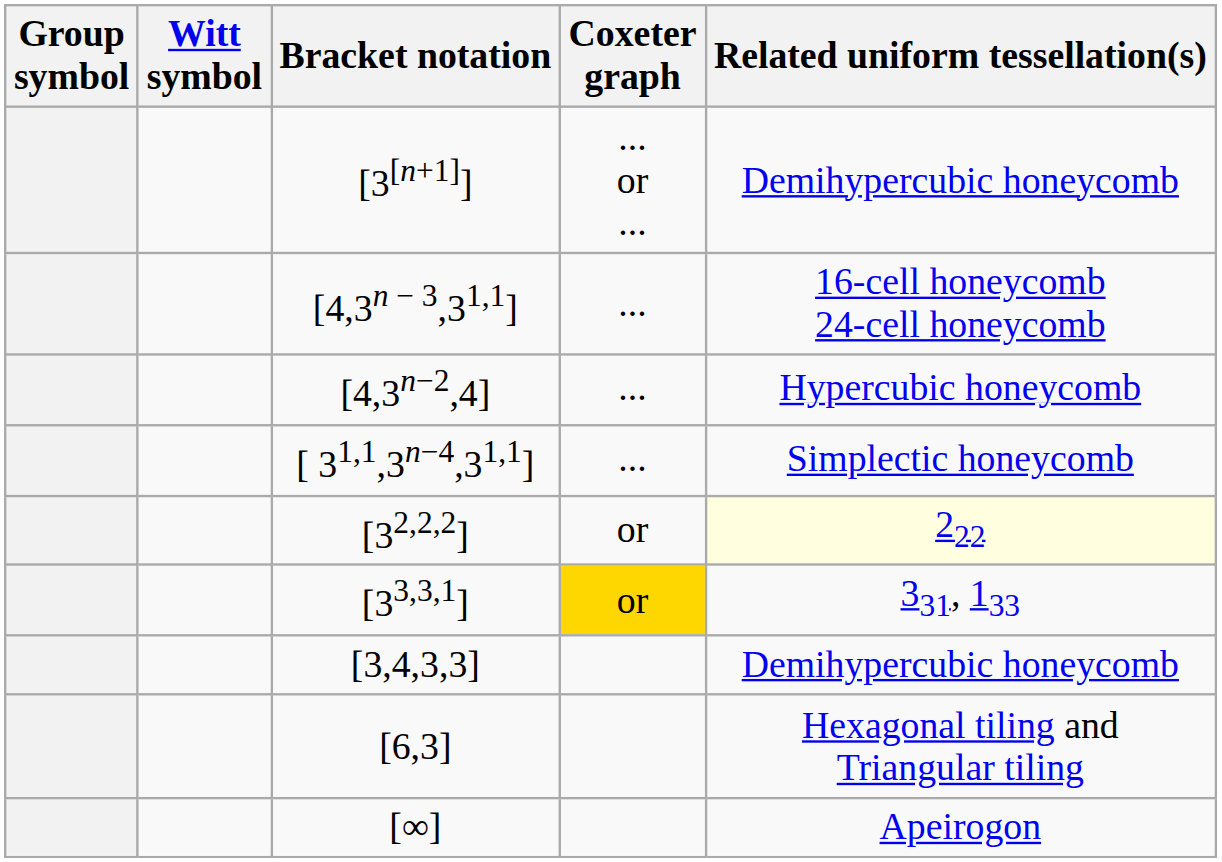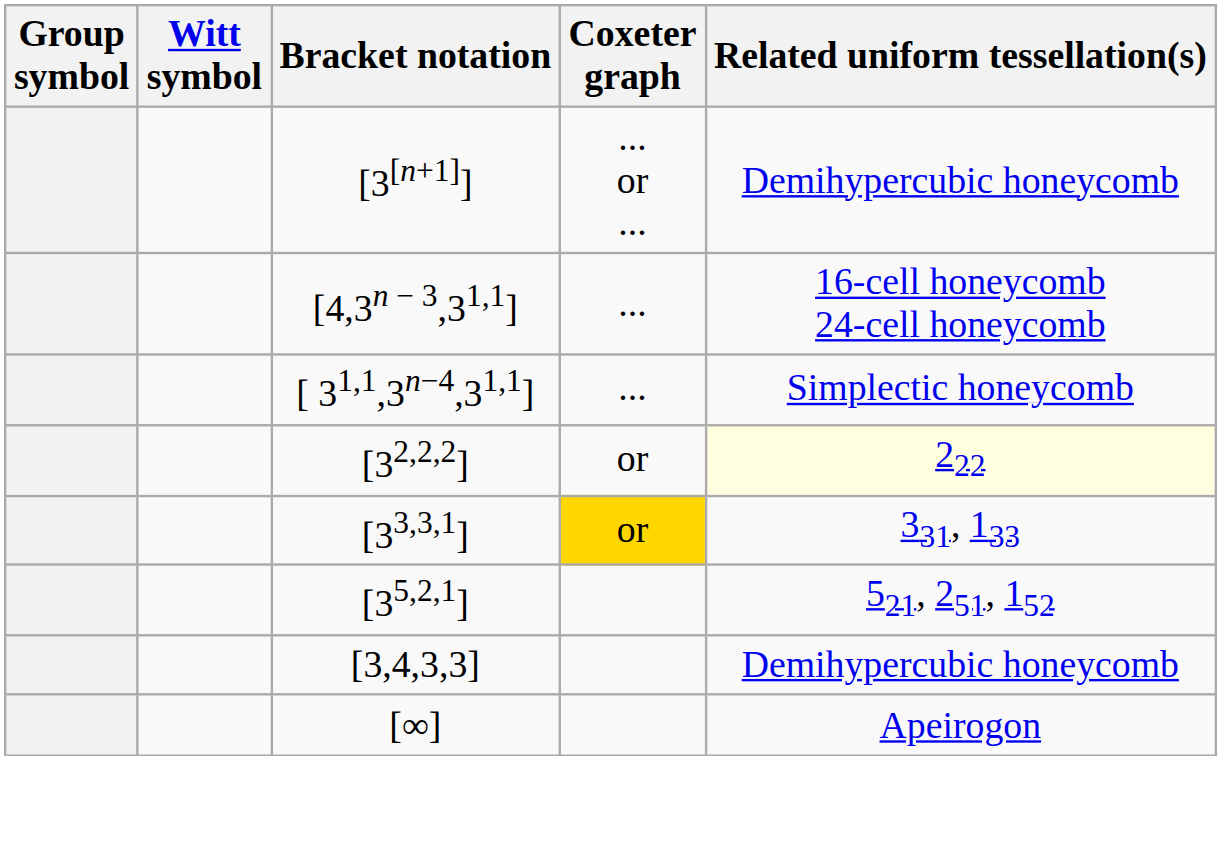- row: (415, 389)
+ row: (415, 599)
- row: (415, 745)
